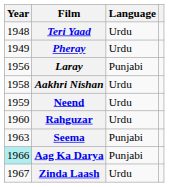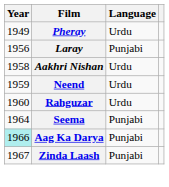- row: (69, 31)
(18, 137) 1963 -> (18, 119) 1964
(120, 173) Urdu -> (126, 155) Punjabi
